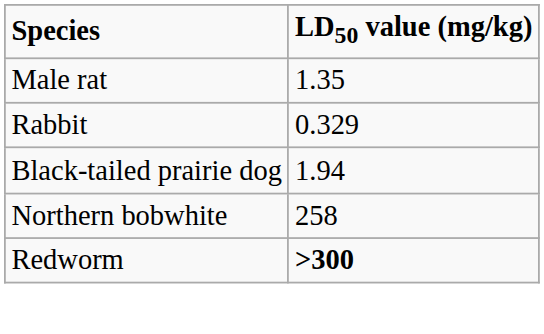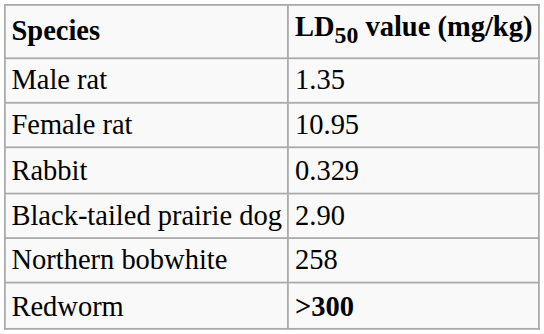+ row: (72, 124)
(320, 170) 1.94 -> (320, 215) 2.90
